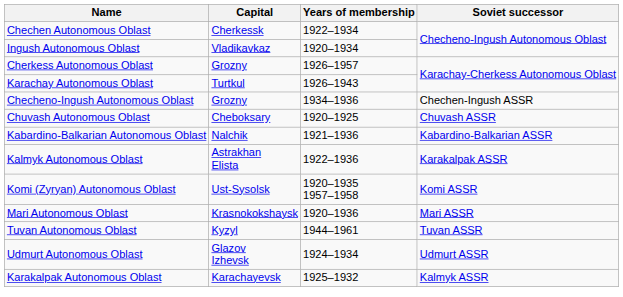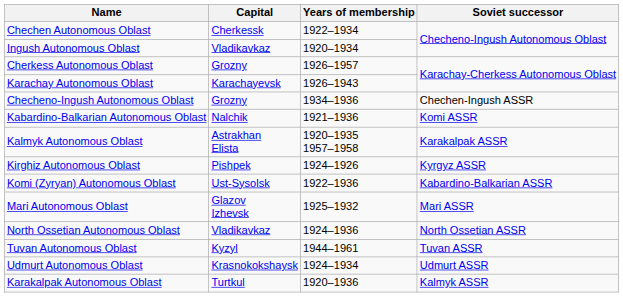(228, 83) Turtkul -> (246, 83) Karachayevsk
- row: (78, 118)
(486, 135) Kabardino-Balkarian ASSR -> (449, 118) Komi ASSR
(331, 159) 1922–1936 -> (331, 142) 1920–1935 1957–1958
+ row: (73, 165)
(331, 189) 1920–1935 1957–1958 -> (331, 183) 1922–1936
(449, 189) Komi ASSR -> (486, 183) Kabardino-Balkarian ASSR
(255, 213) Krasnokokshaysk -> (230, 206) Glazov Izhevsk
(331, 213) 1920–1936 -> (331, 206) 1925–1932
+ row: (93, 230)
(230, 254) Glazov Izhevsk -> (255, 265) Krasnokokshaysk
(246, 278) Karachayevsk -> (228, 283) Turtkul
(331, 278) 1925–1932 -> (331, 283) 1920–1936
